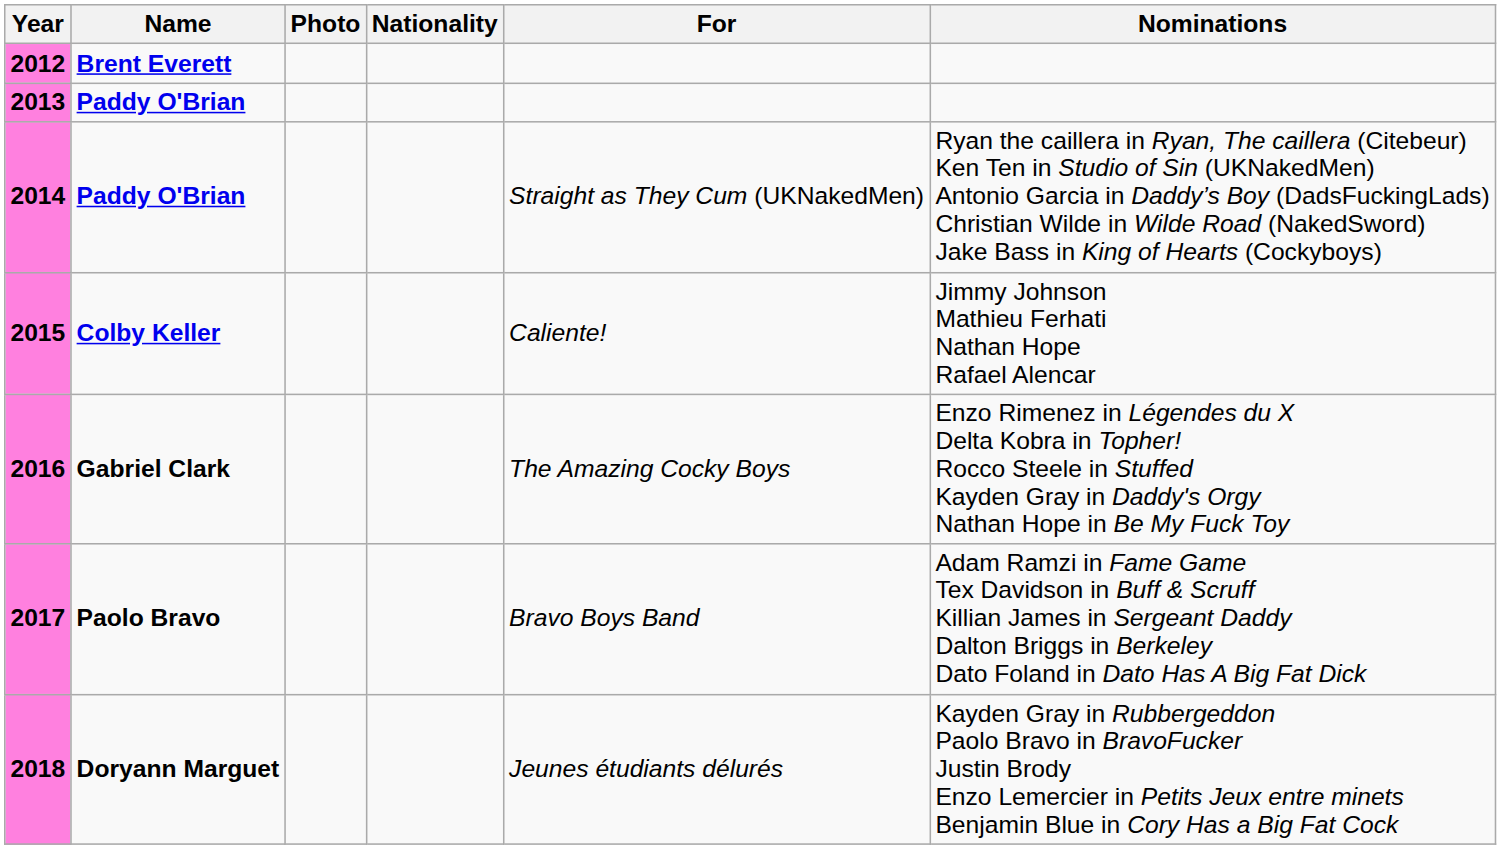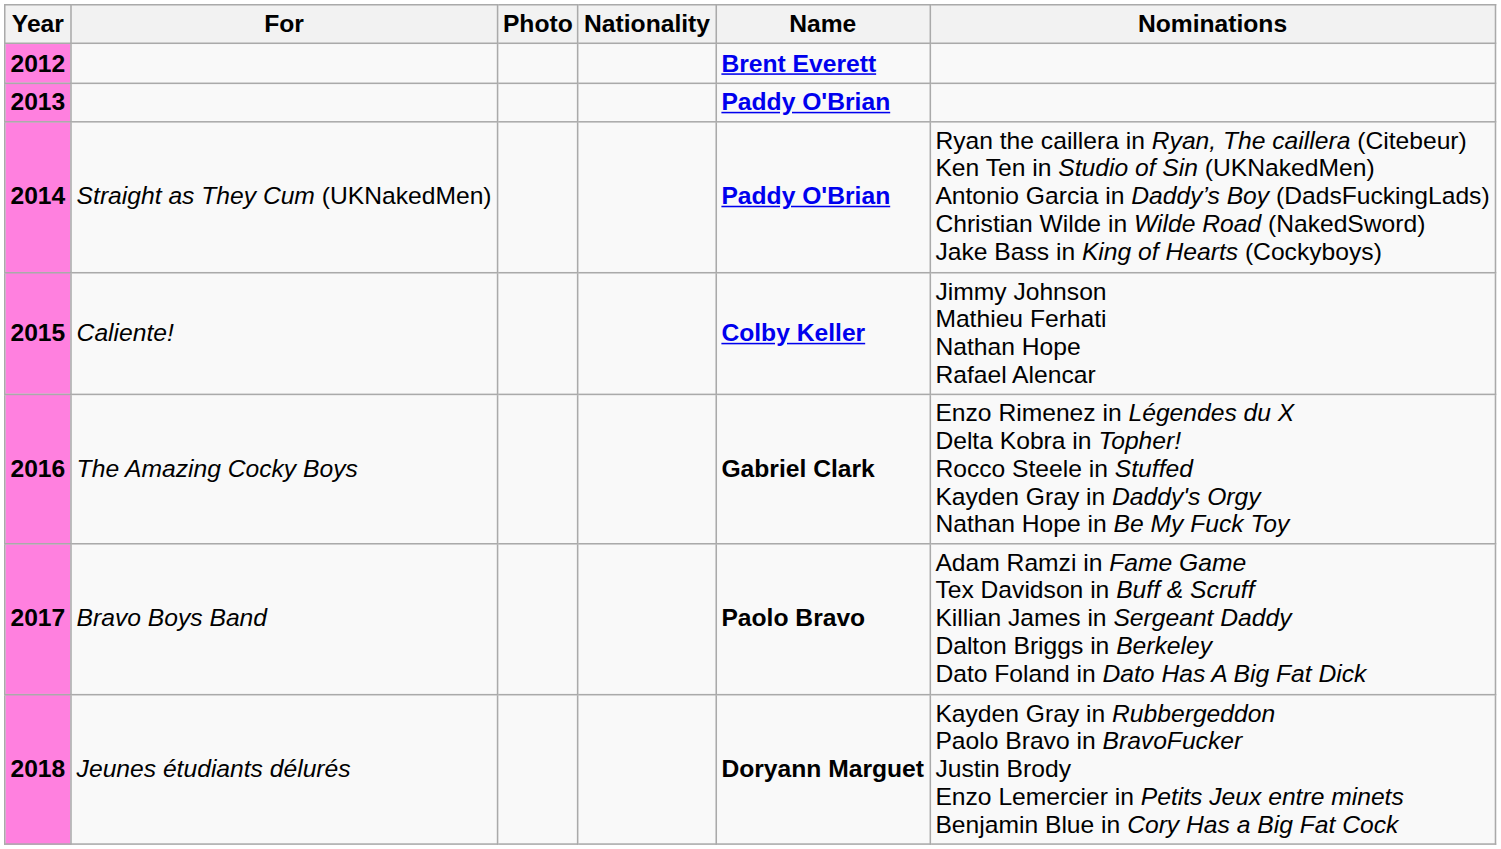columns swapped: (178, 24) <-> (717, 24)
